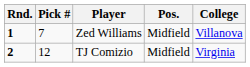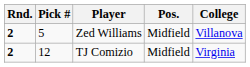(10, 33) 1 -> (10, 33) 2
(41, 33) 7 -> (41, 33) 5
